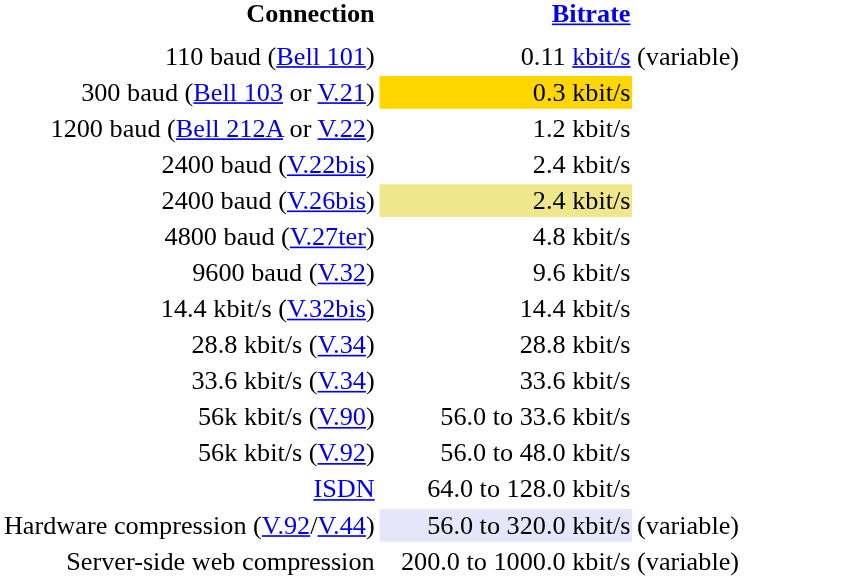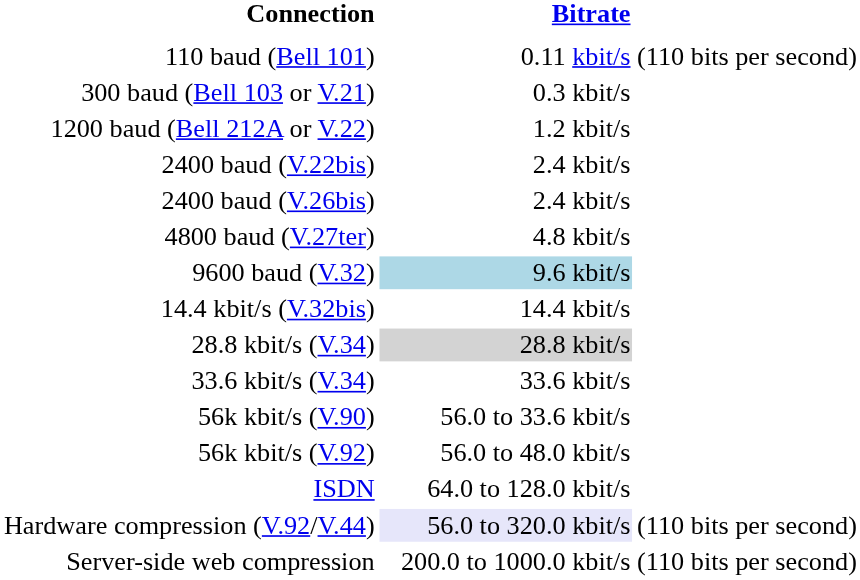(688, 56) (variable) -> (747, 56) (110 bits per second)
(582, 92) gold background -> (582, 92) no background
(582, 200) khaki background -> (582, 200) no background
(582, 272) no background -> (582, 272) lightblue background
(575, 344) no background -> (575, 344) lightgrey background
(688, 525) (variable) -> (747, 525) (110 bits per second)
(688, 561) (variable) -> (747, 561) (110 bits per second)
